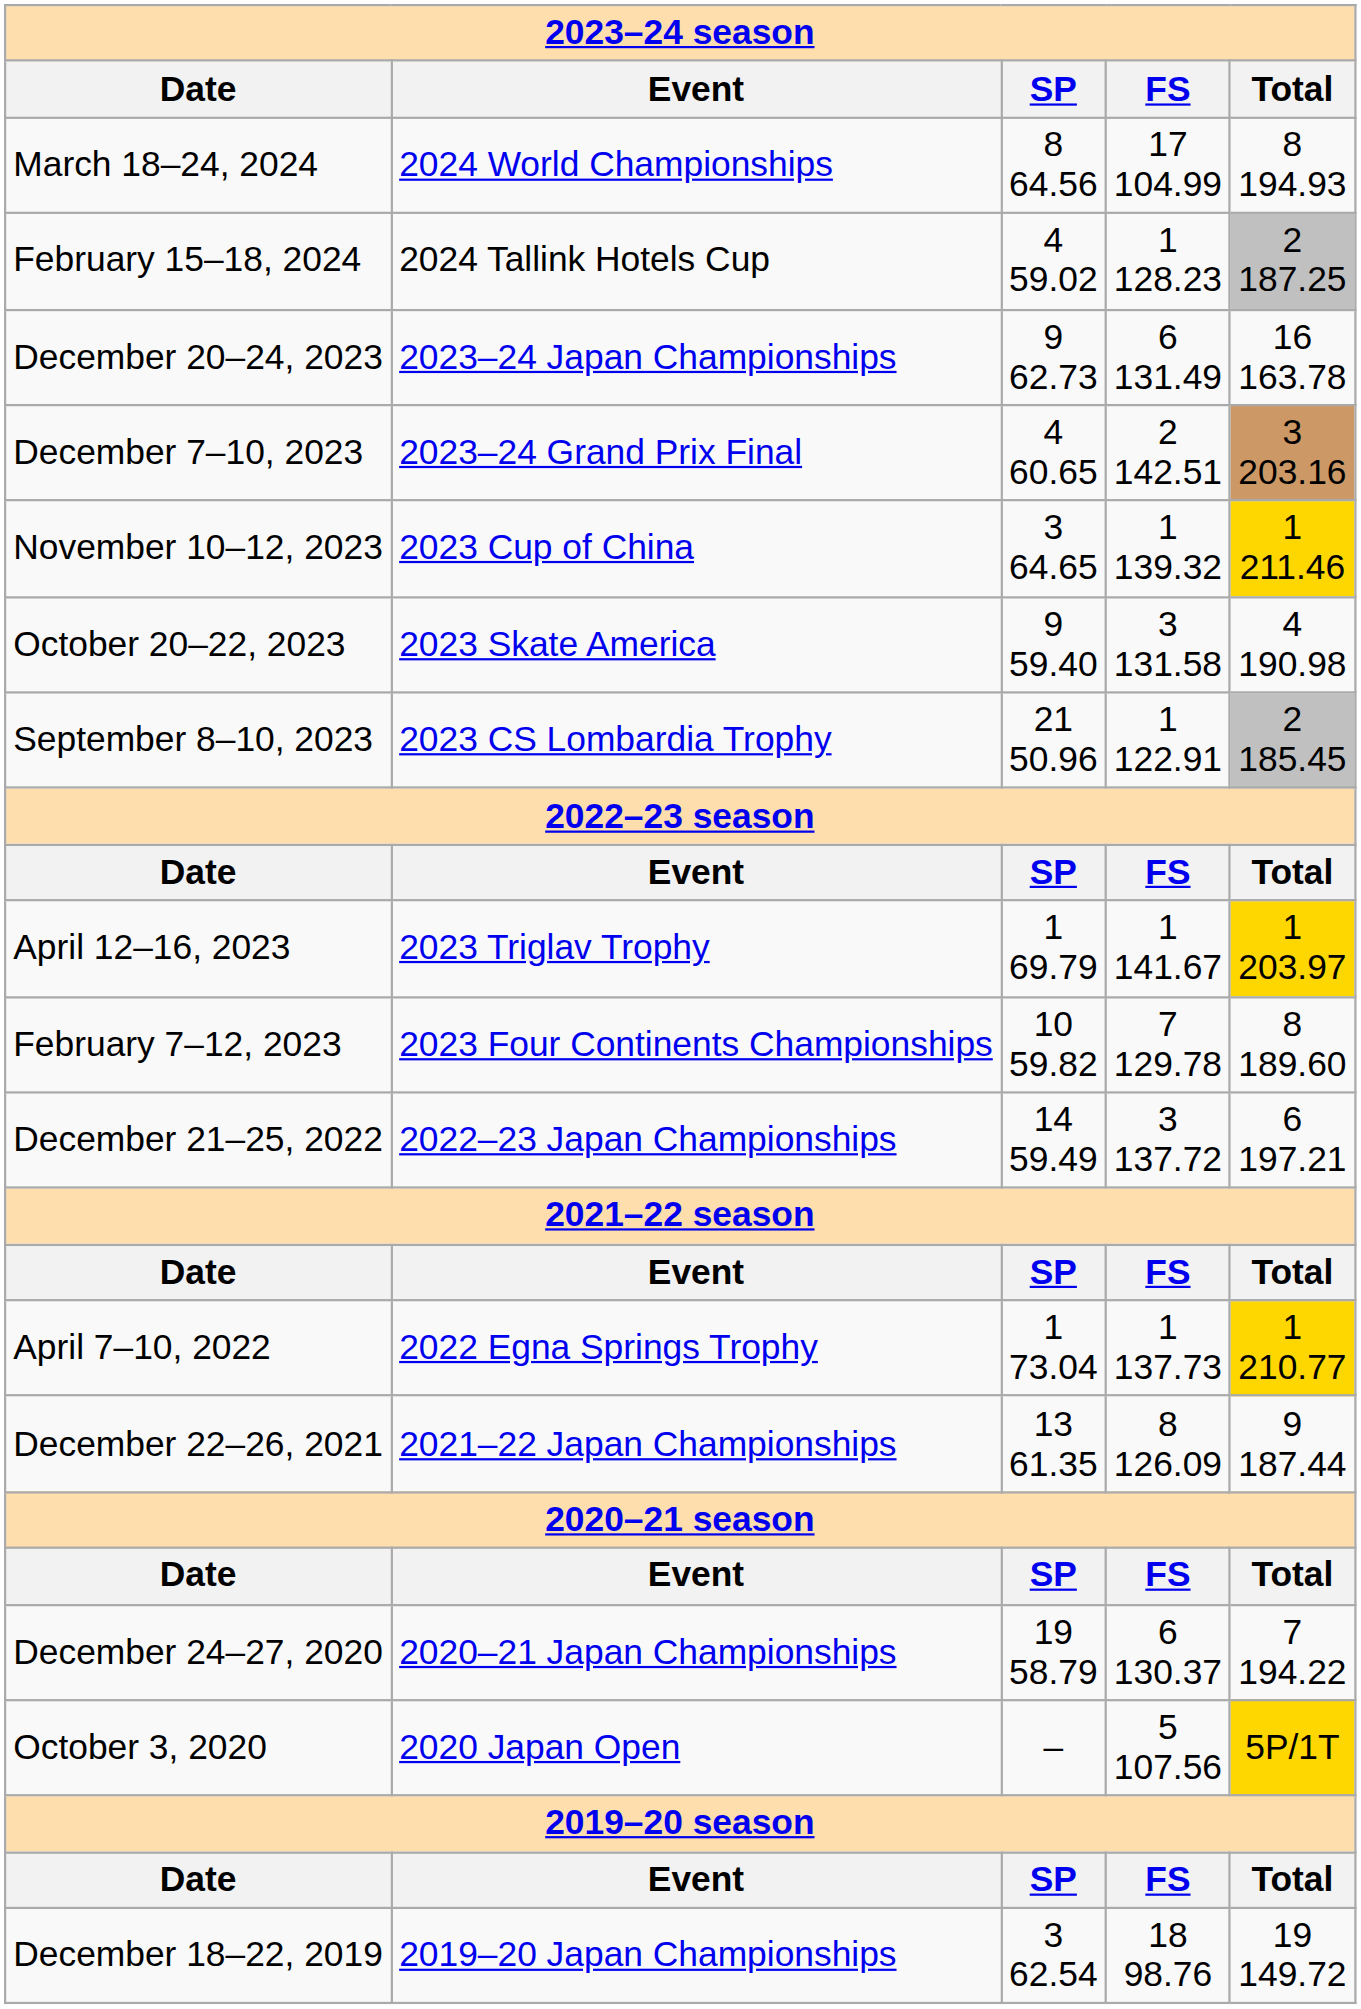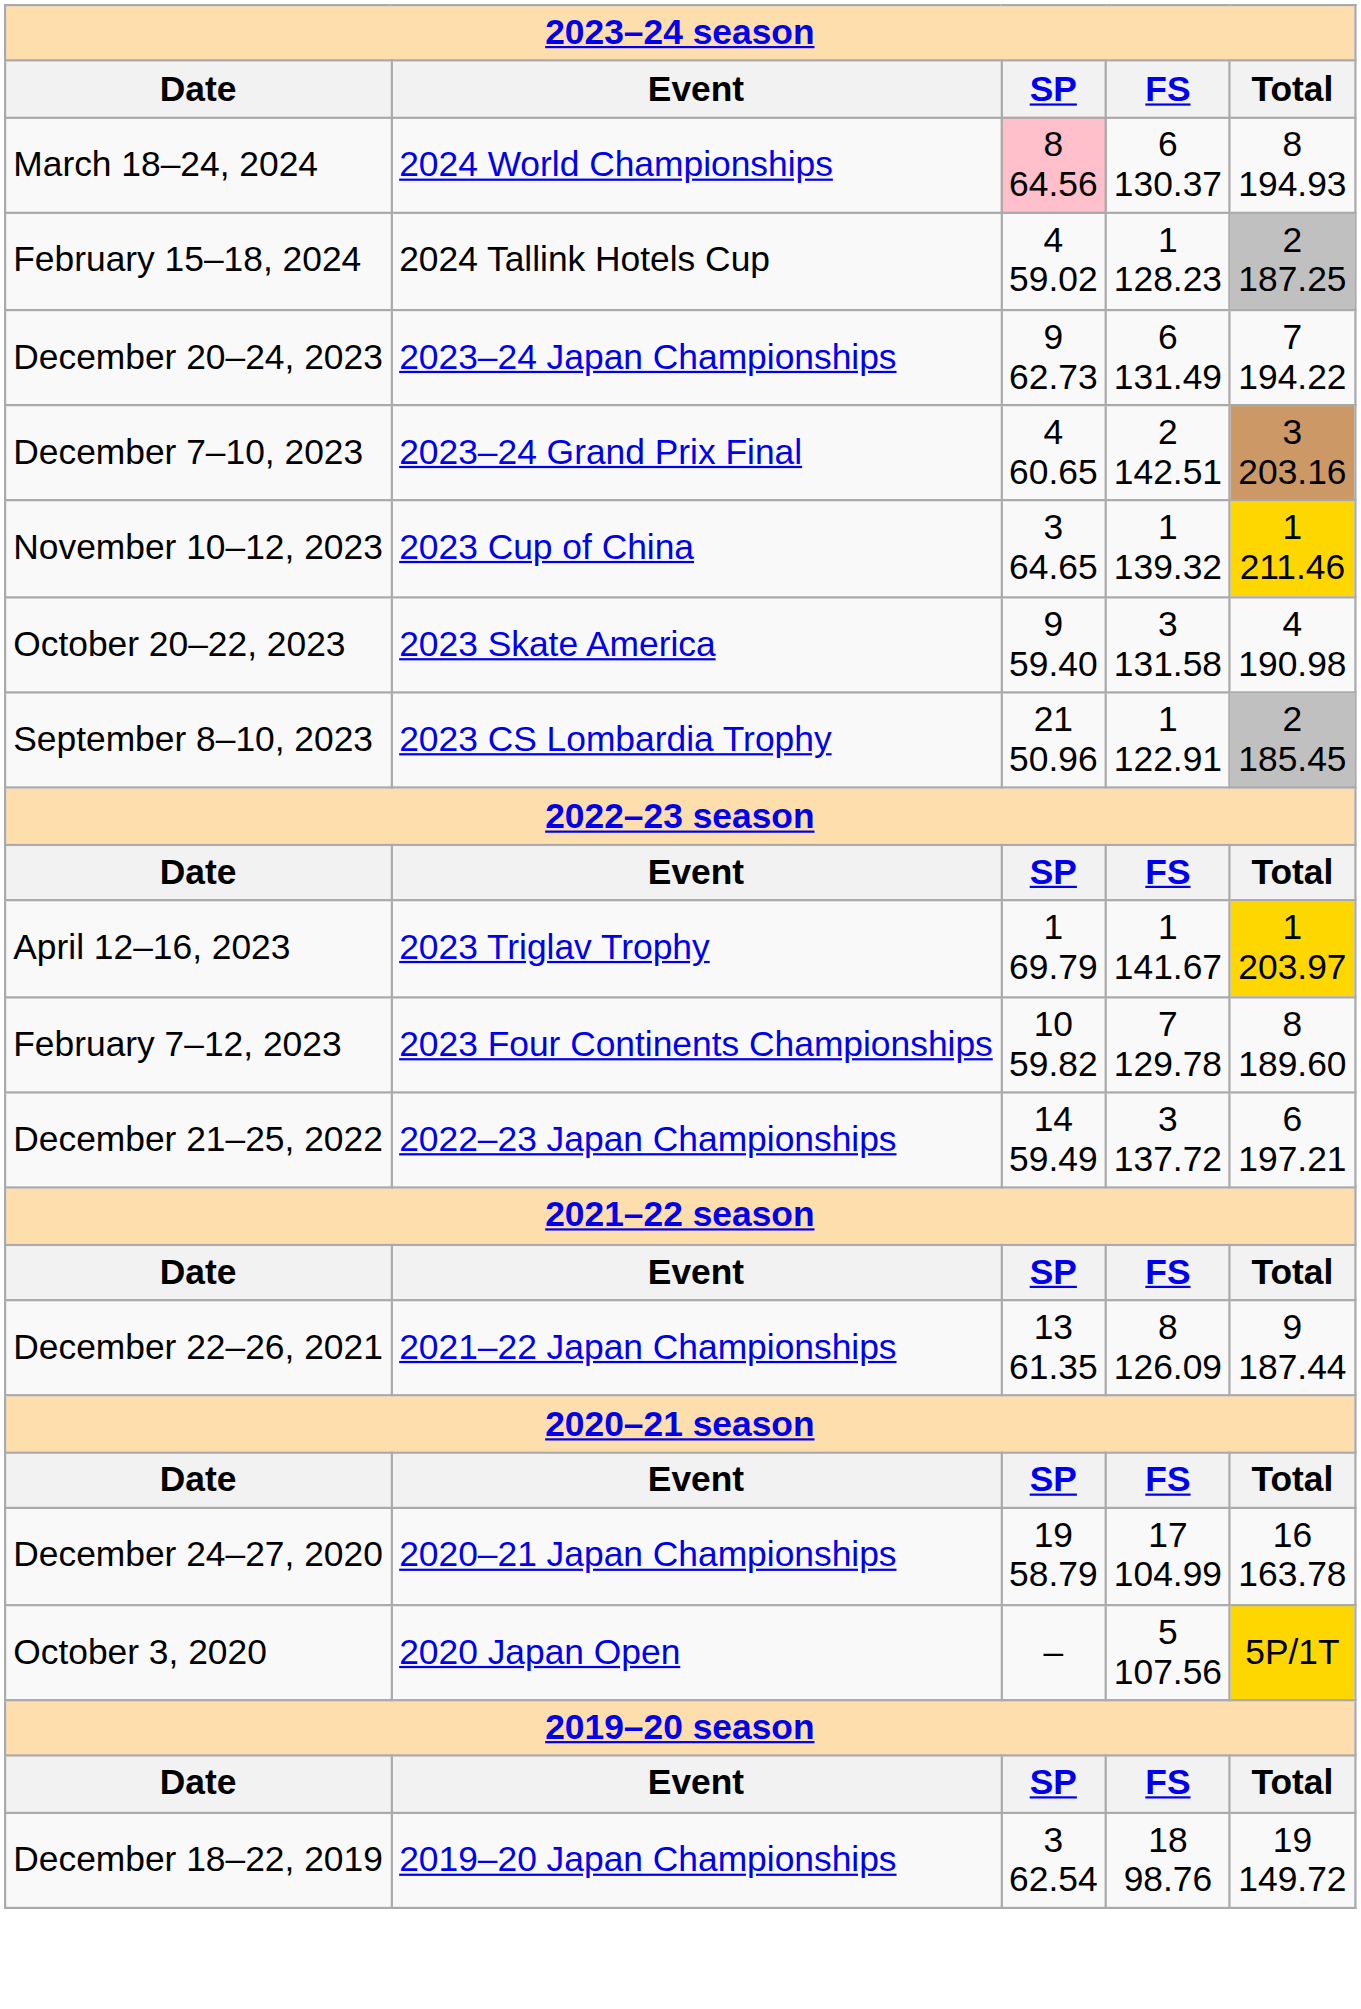(1053, 164) no background -> (1053, 164) pink background
(1168, 164) 17 104.99 -> (1168, 164) 6 130.37
(1292, 356) 16 163.78 -> (1292, 356) 7 194.22
- row: (142, 1347)
(1168, 1651) 6 130.37 -> (1168, 1555) 17 104.99
(1292, 1651) 7 194.22 -> (1292, 1555) 16 163.78
